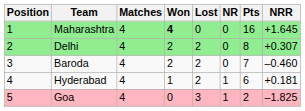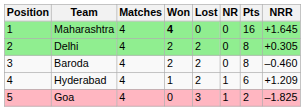(281, 47) +0.307 -> (281, 47) +0.305
(246, 64) 7 -> (246, 64) 8
(281, 81) +0.181 -> (281, 81) +1.209
